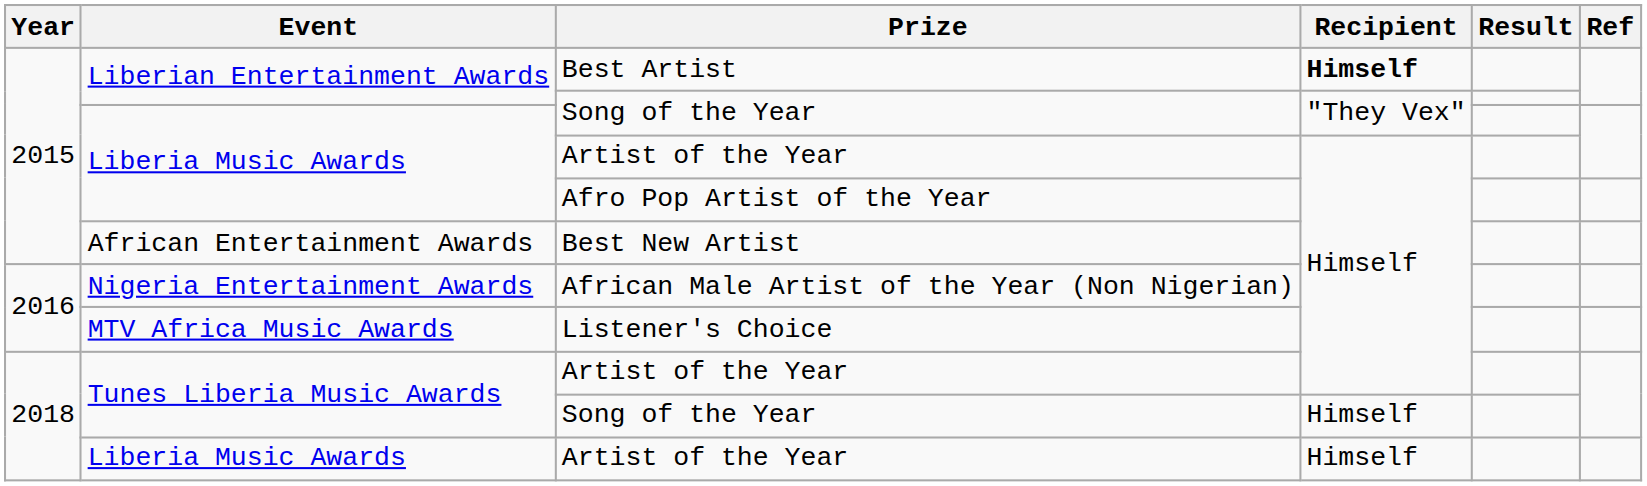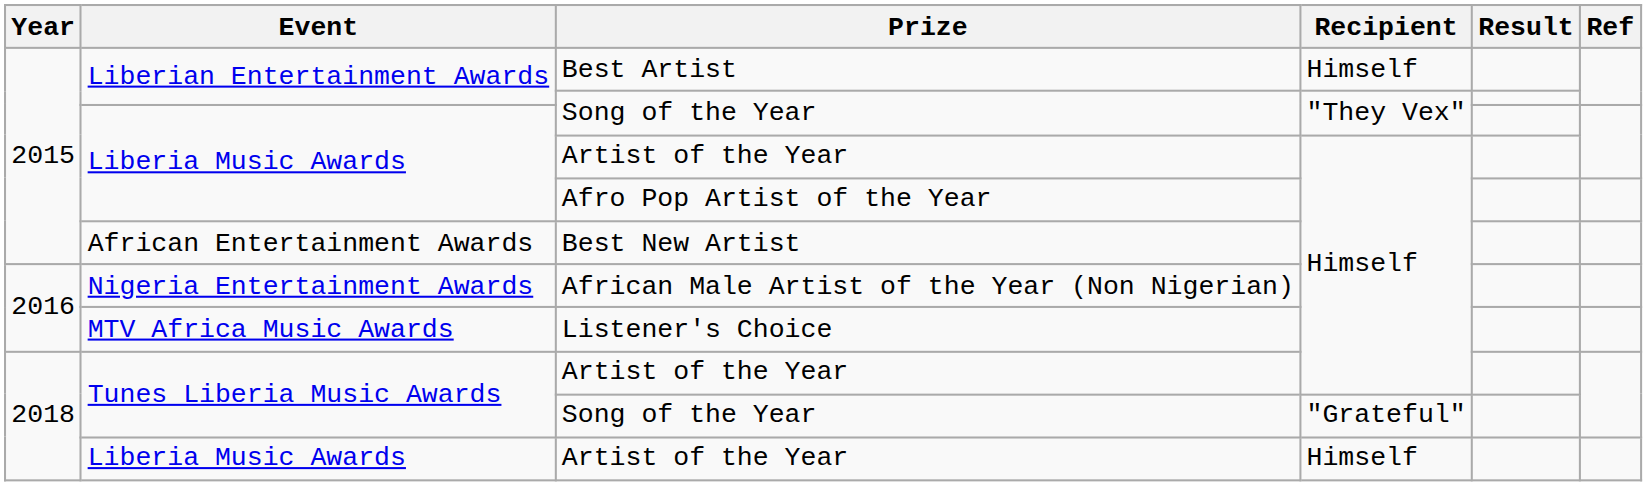(1362, 70) bold -> (1362, 70) normal
(1362, 416) Himself -> (1386, 416) "Grateful"
